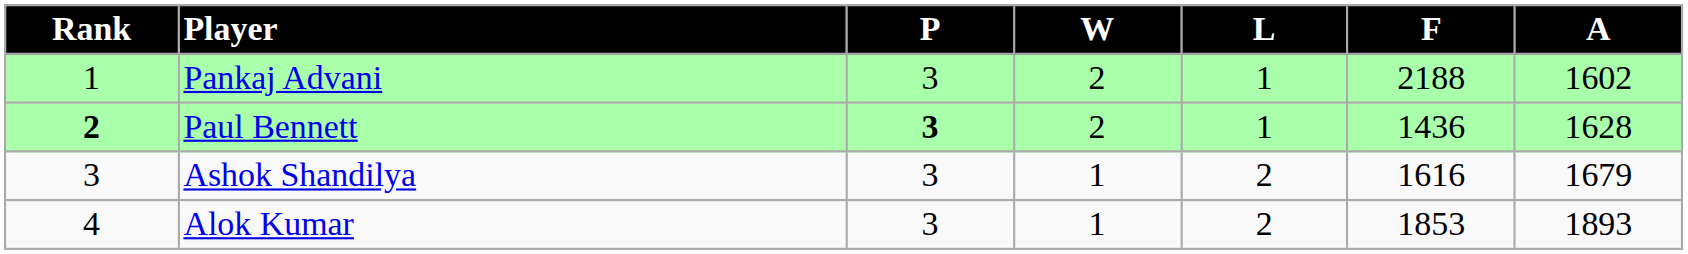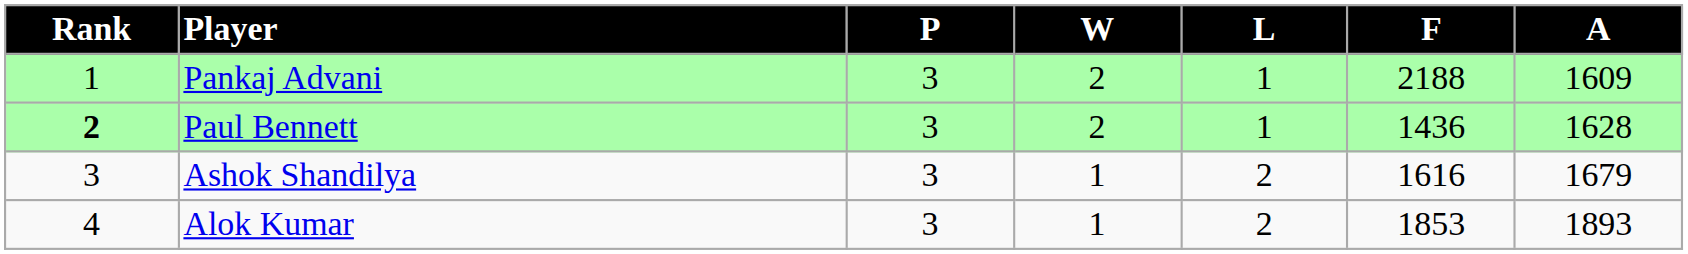(1598, 77) 1602 -> (1598, 77) 1609
(930, 126) bold -> (930, 126) normal
